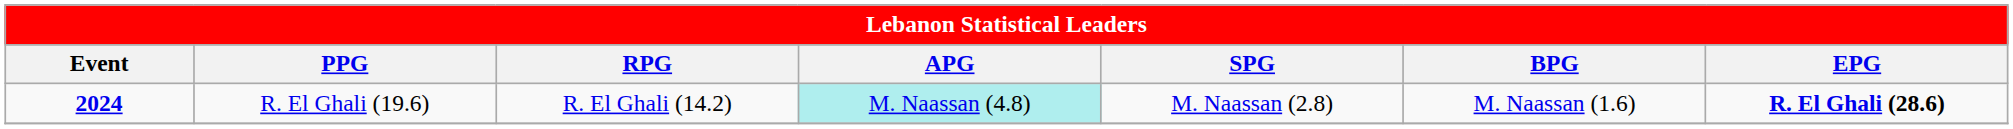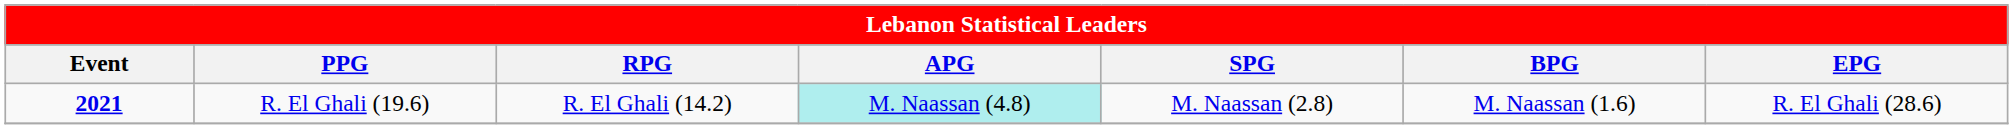(99, 103) 2024 -> (99, 103) 2021
(1857, 103) bold -> (1857, 103) normal
